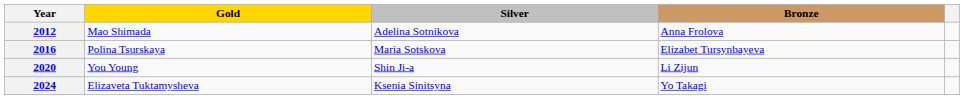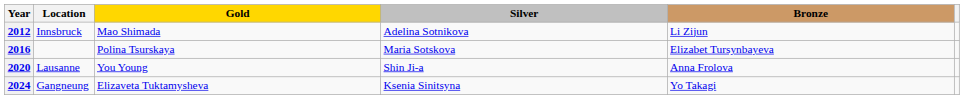+ column: (64, 13)
(692, 31) Anna Frolova -> (689, 31) Li Zijun
(679, 67) Li Zijun -> (702, 67) Anna Frolova
